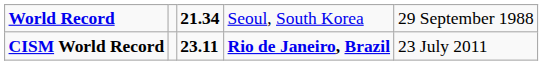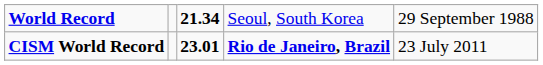(199, 45) 23.11 -> (200, 45) 23.01
